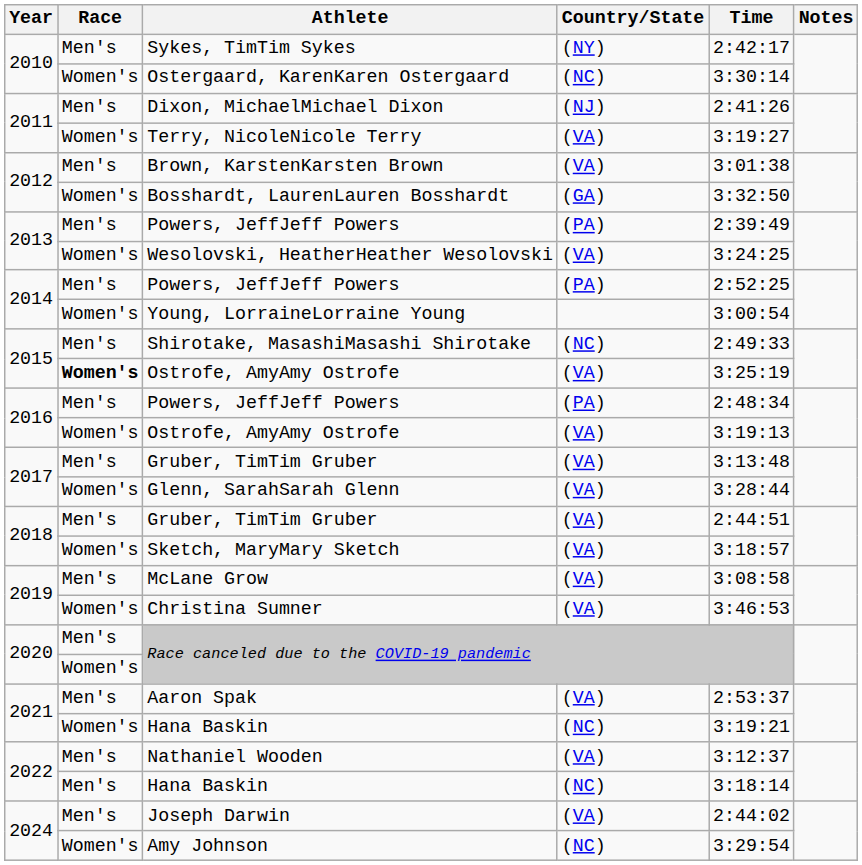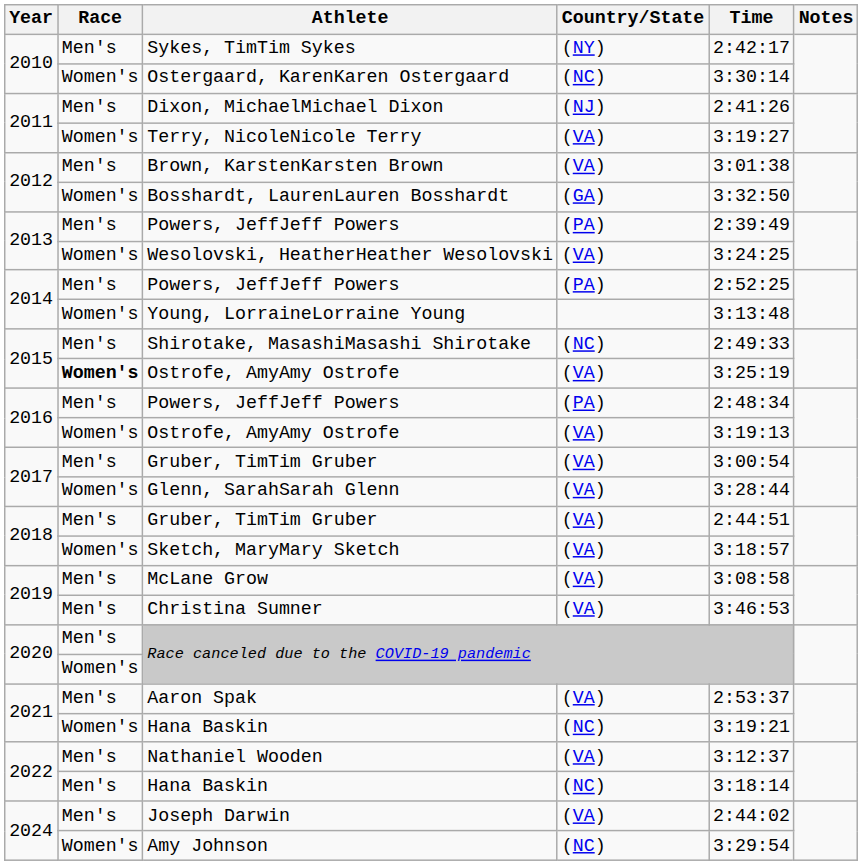(751, 315) 3:00:54 -> (751, 315) 3:13:48
(751, 462) 3:13:48 -> (751, 462) 3:00:54
(100, 610) Women's -> (89, 610) Men's
